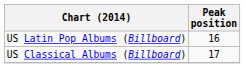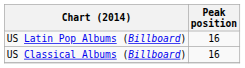(214, 55) 17 -> (214, 55) 16
